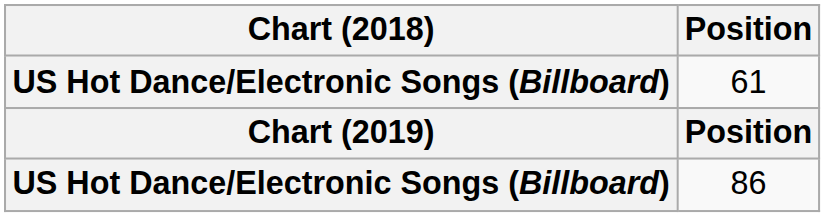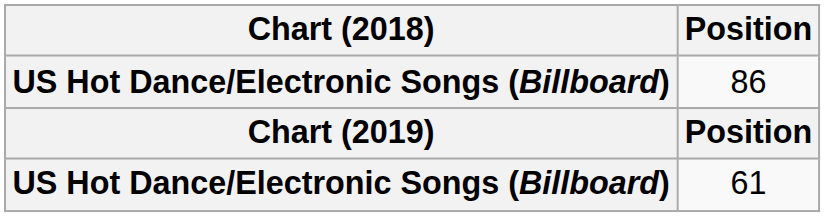rows swapped: (748, 183) <-> (748, 81)
